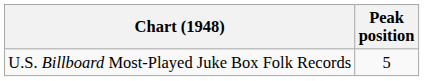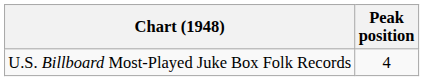(387, 62) 5 -> (387, 62) 4
